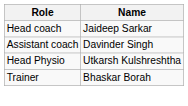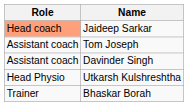(34, 28) no background -> (34, 28) lightsalmon background
+ row: (111, 45)
